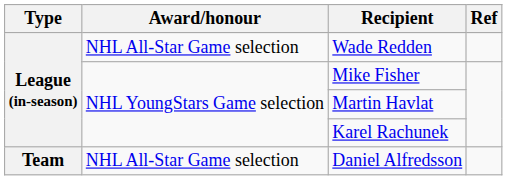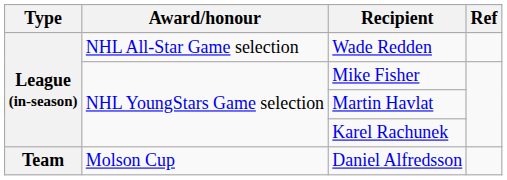(192, 160) NHL All-Star Game selection -> (130, 160) Molson Cup
